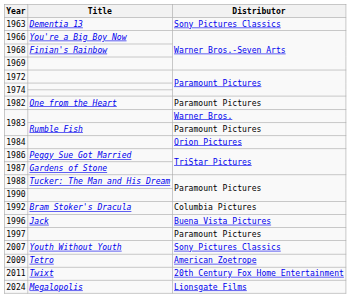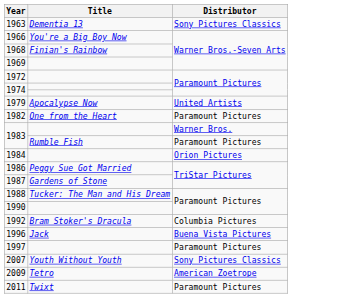+ row: (16, 103)
(259, 274) 20th Century Fox Home Entertainment -> (218, 287) Paramount Pictures
- row: (16, 287)
